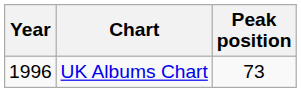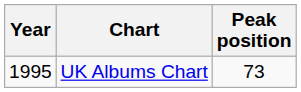(30, 71) 1996 -> (30, 71) 1995
